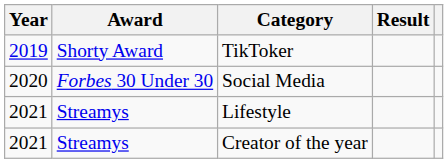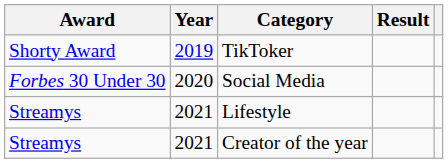columns swapped: (28, 19) <-> (135, 19)
